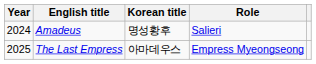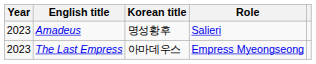(19, 31) 2024 -> (19, 31) 2023
(19, 50) 2025 -> (19, 50) 2023
